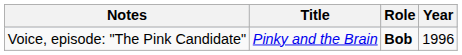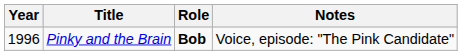columns swapped: (438, 15) <-> (127, 15)
